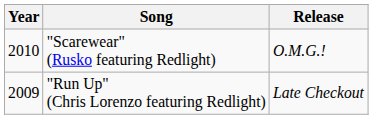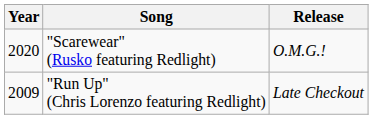(24, 50) 2010 -> (24, 50) 2020
